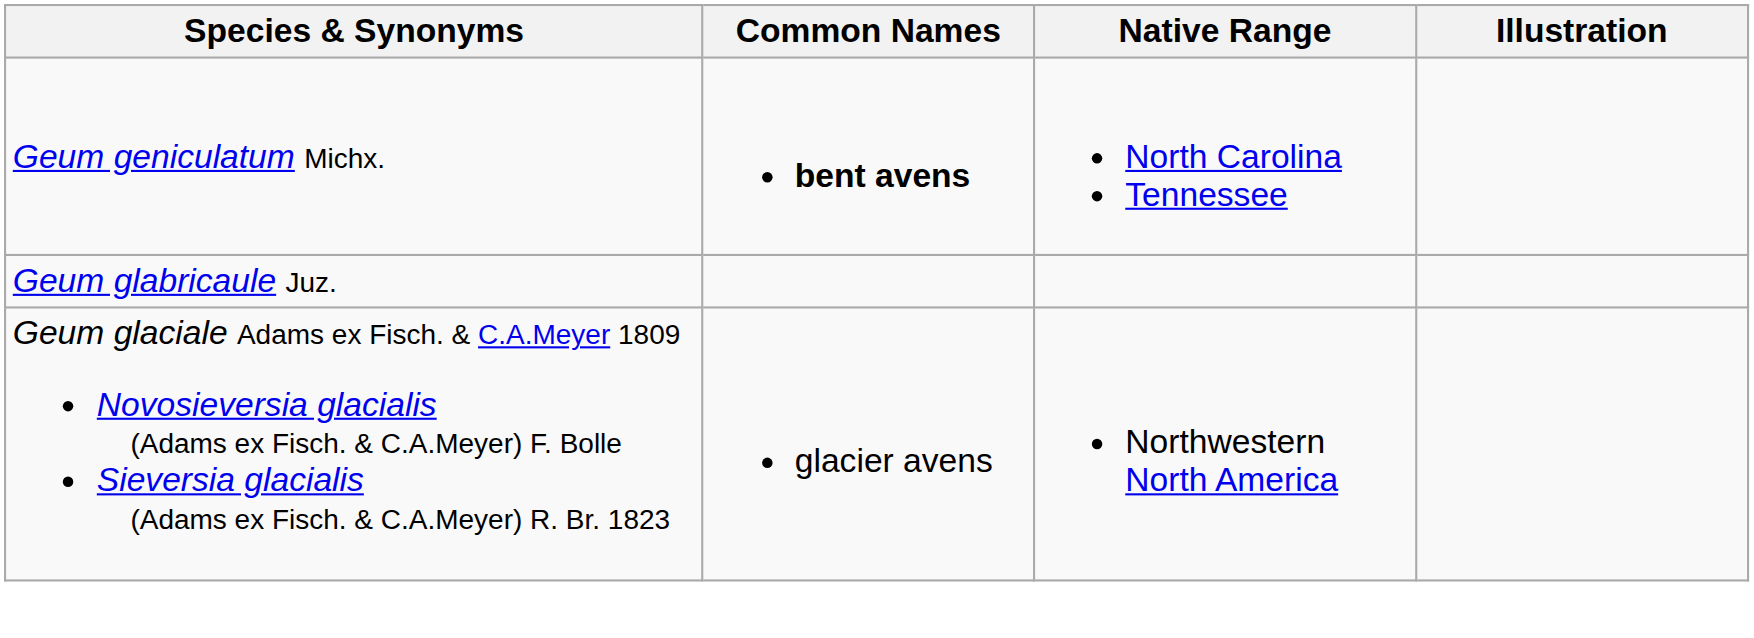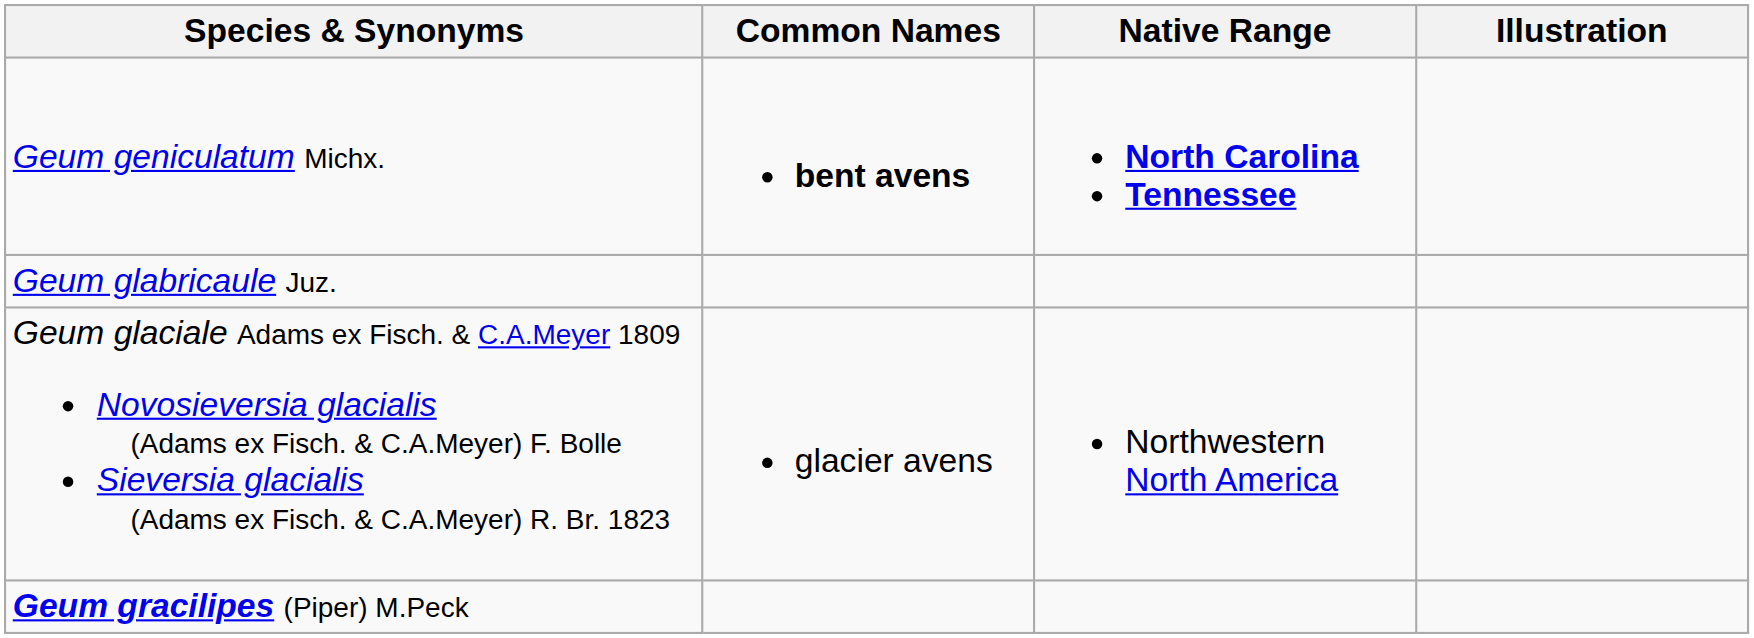(1225, 175) normal -> (1225, 175) bold
+ row: (241, 605)
